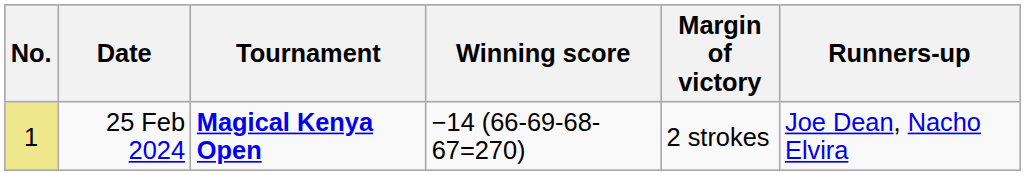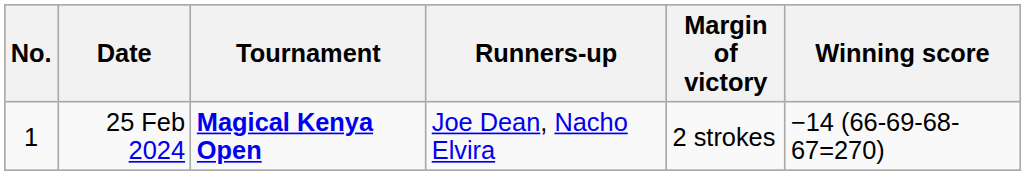columns swapped: (543, 54) <-> (899, 54)
(31, 136) khaki background -> (31, 136) no background
